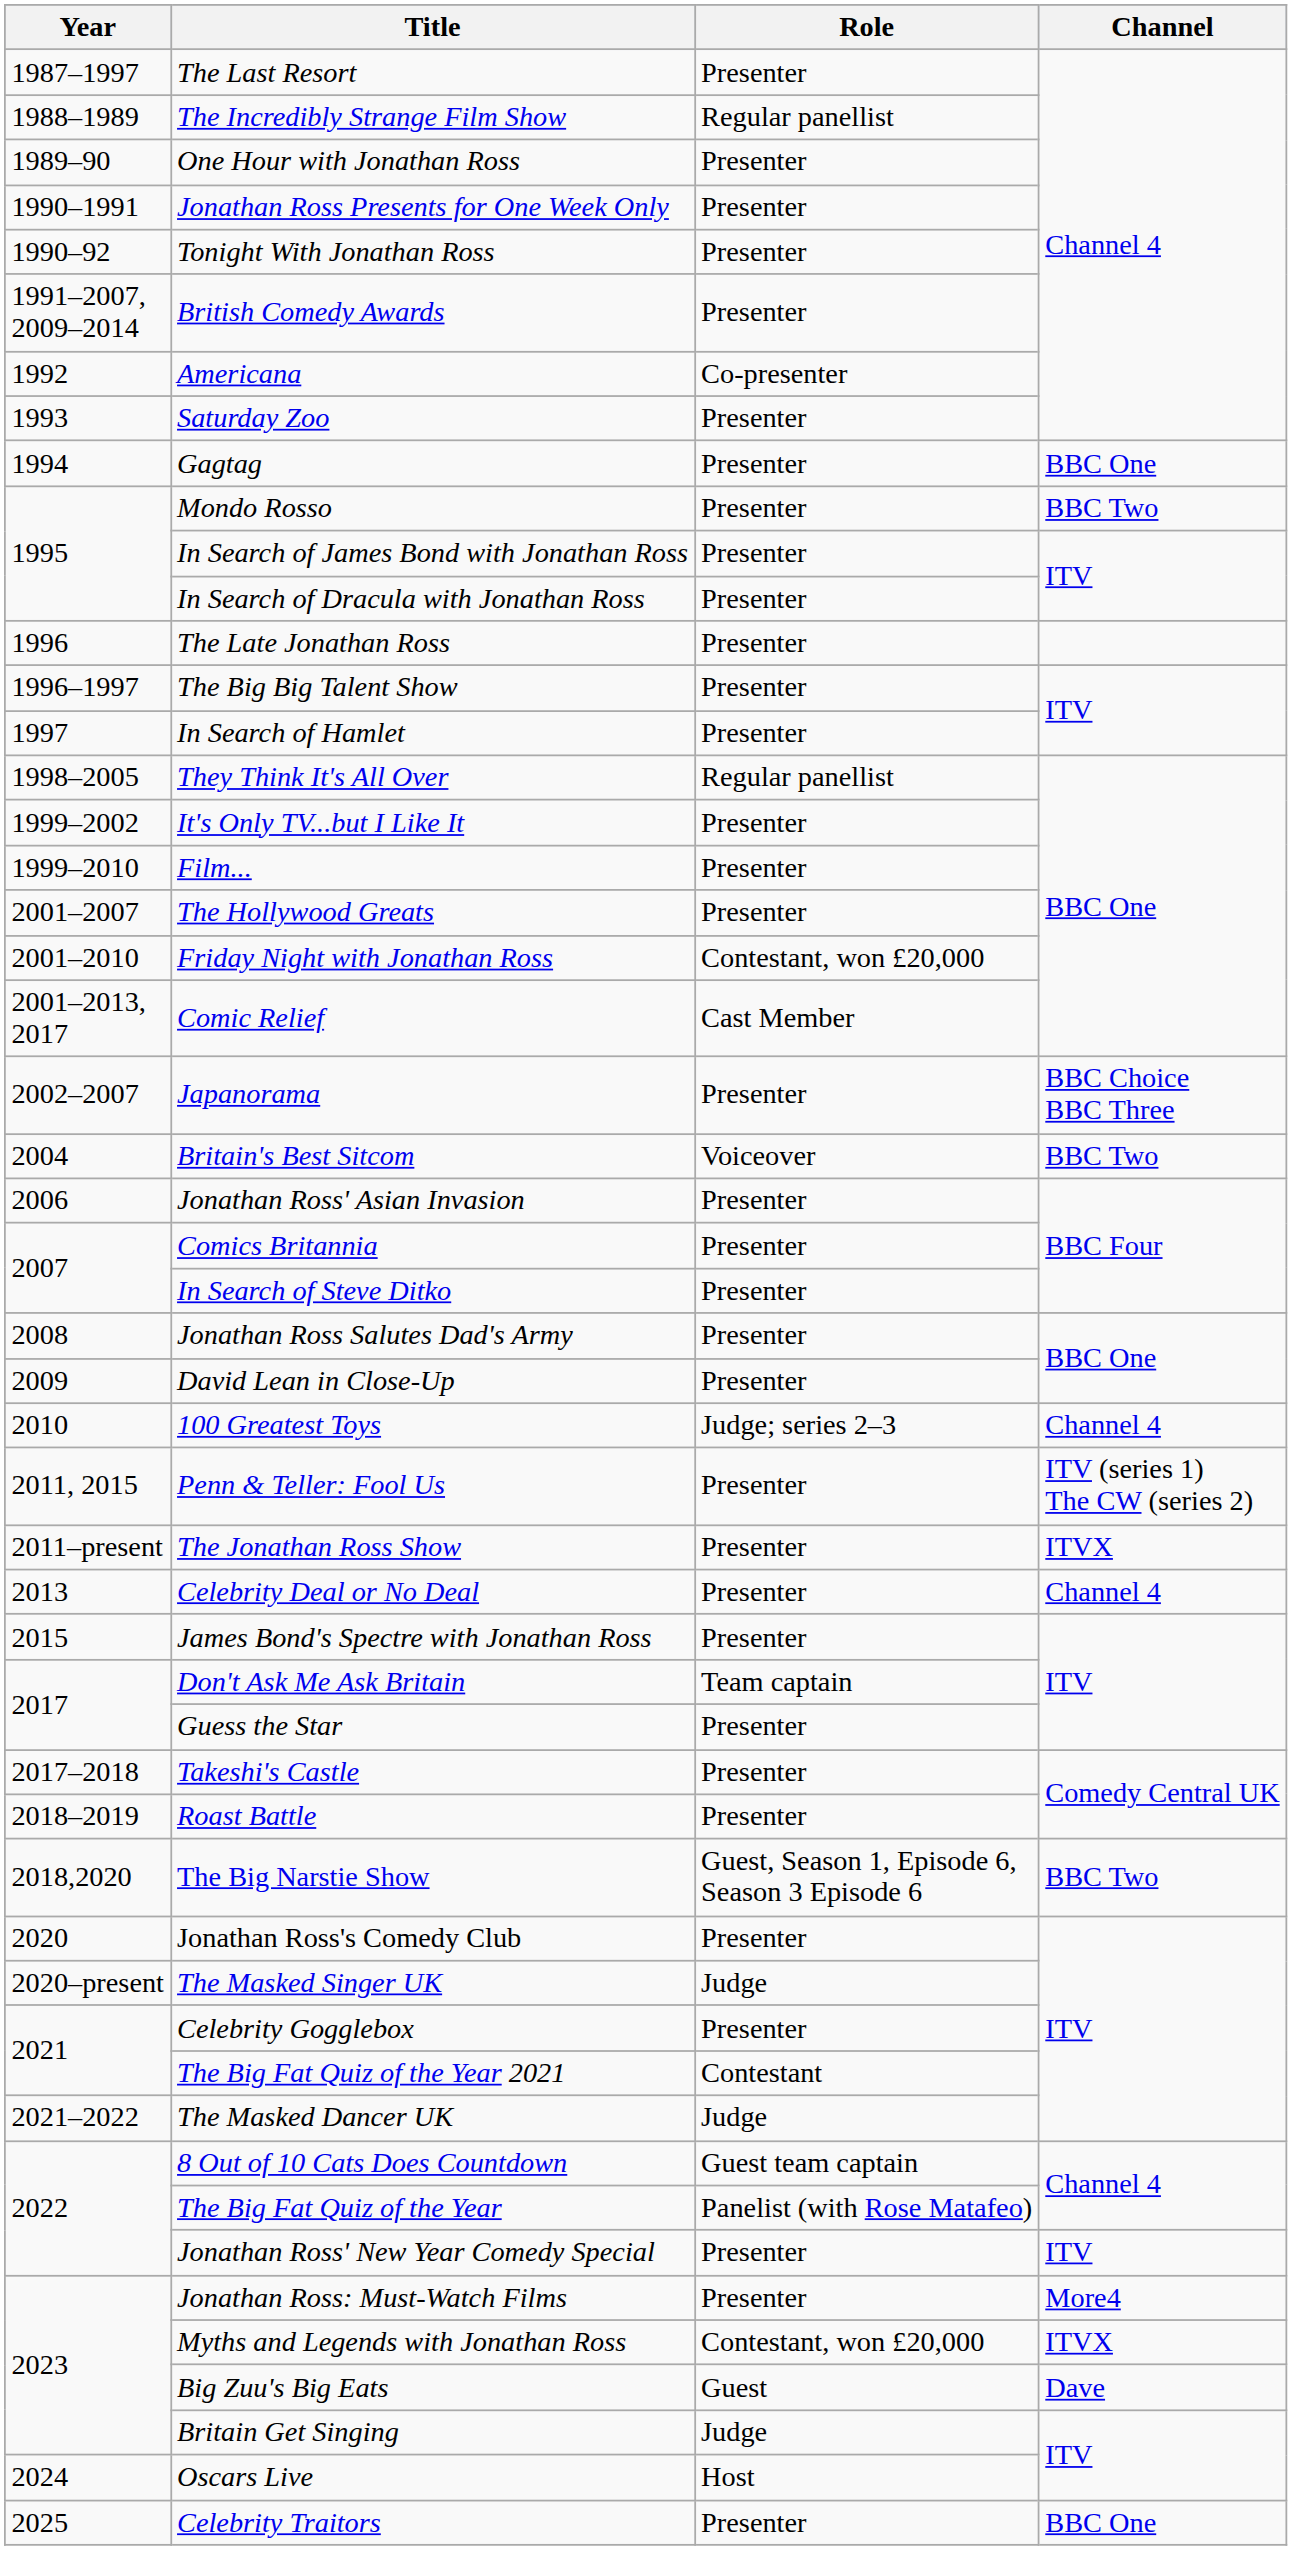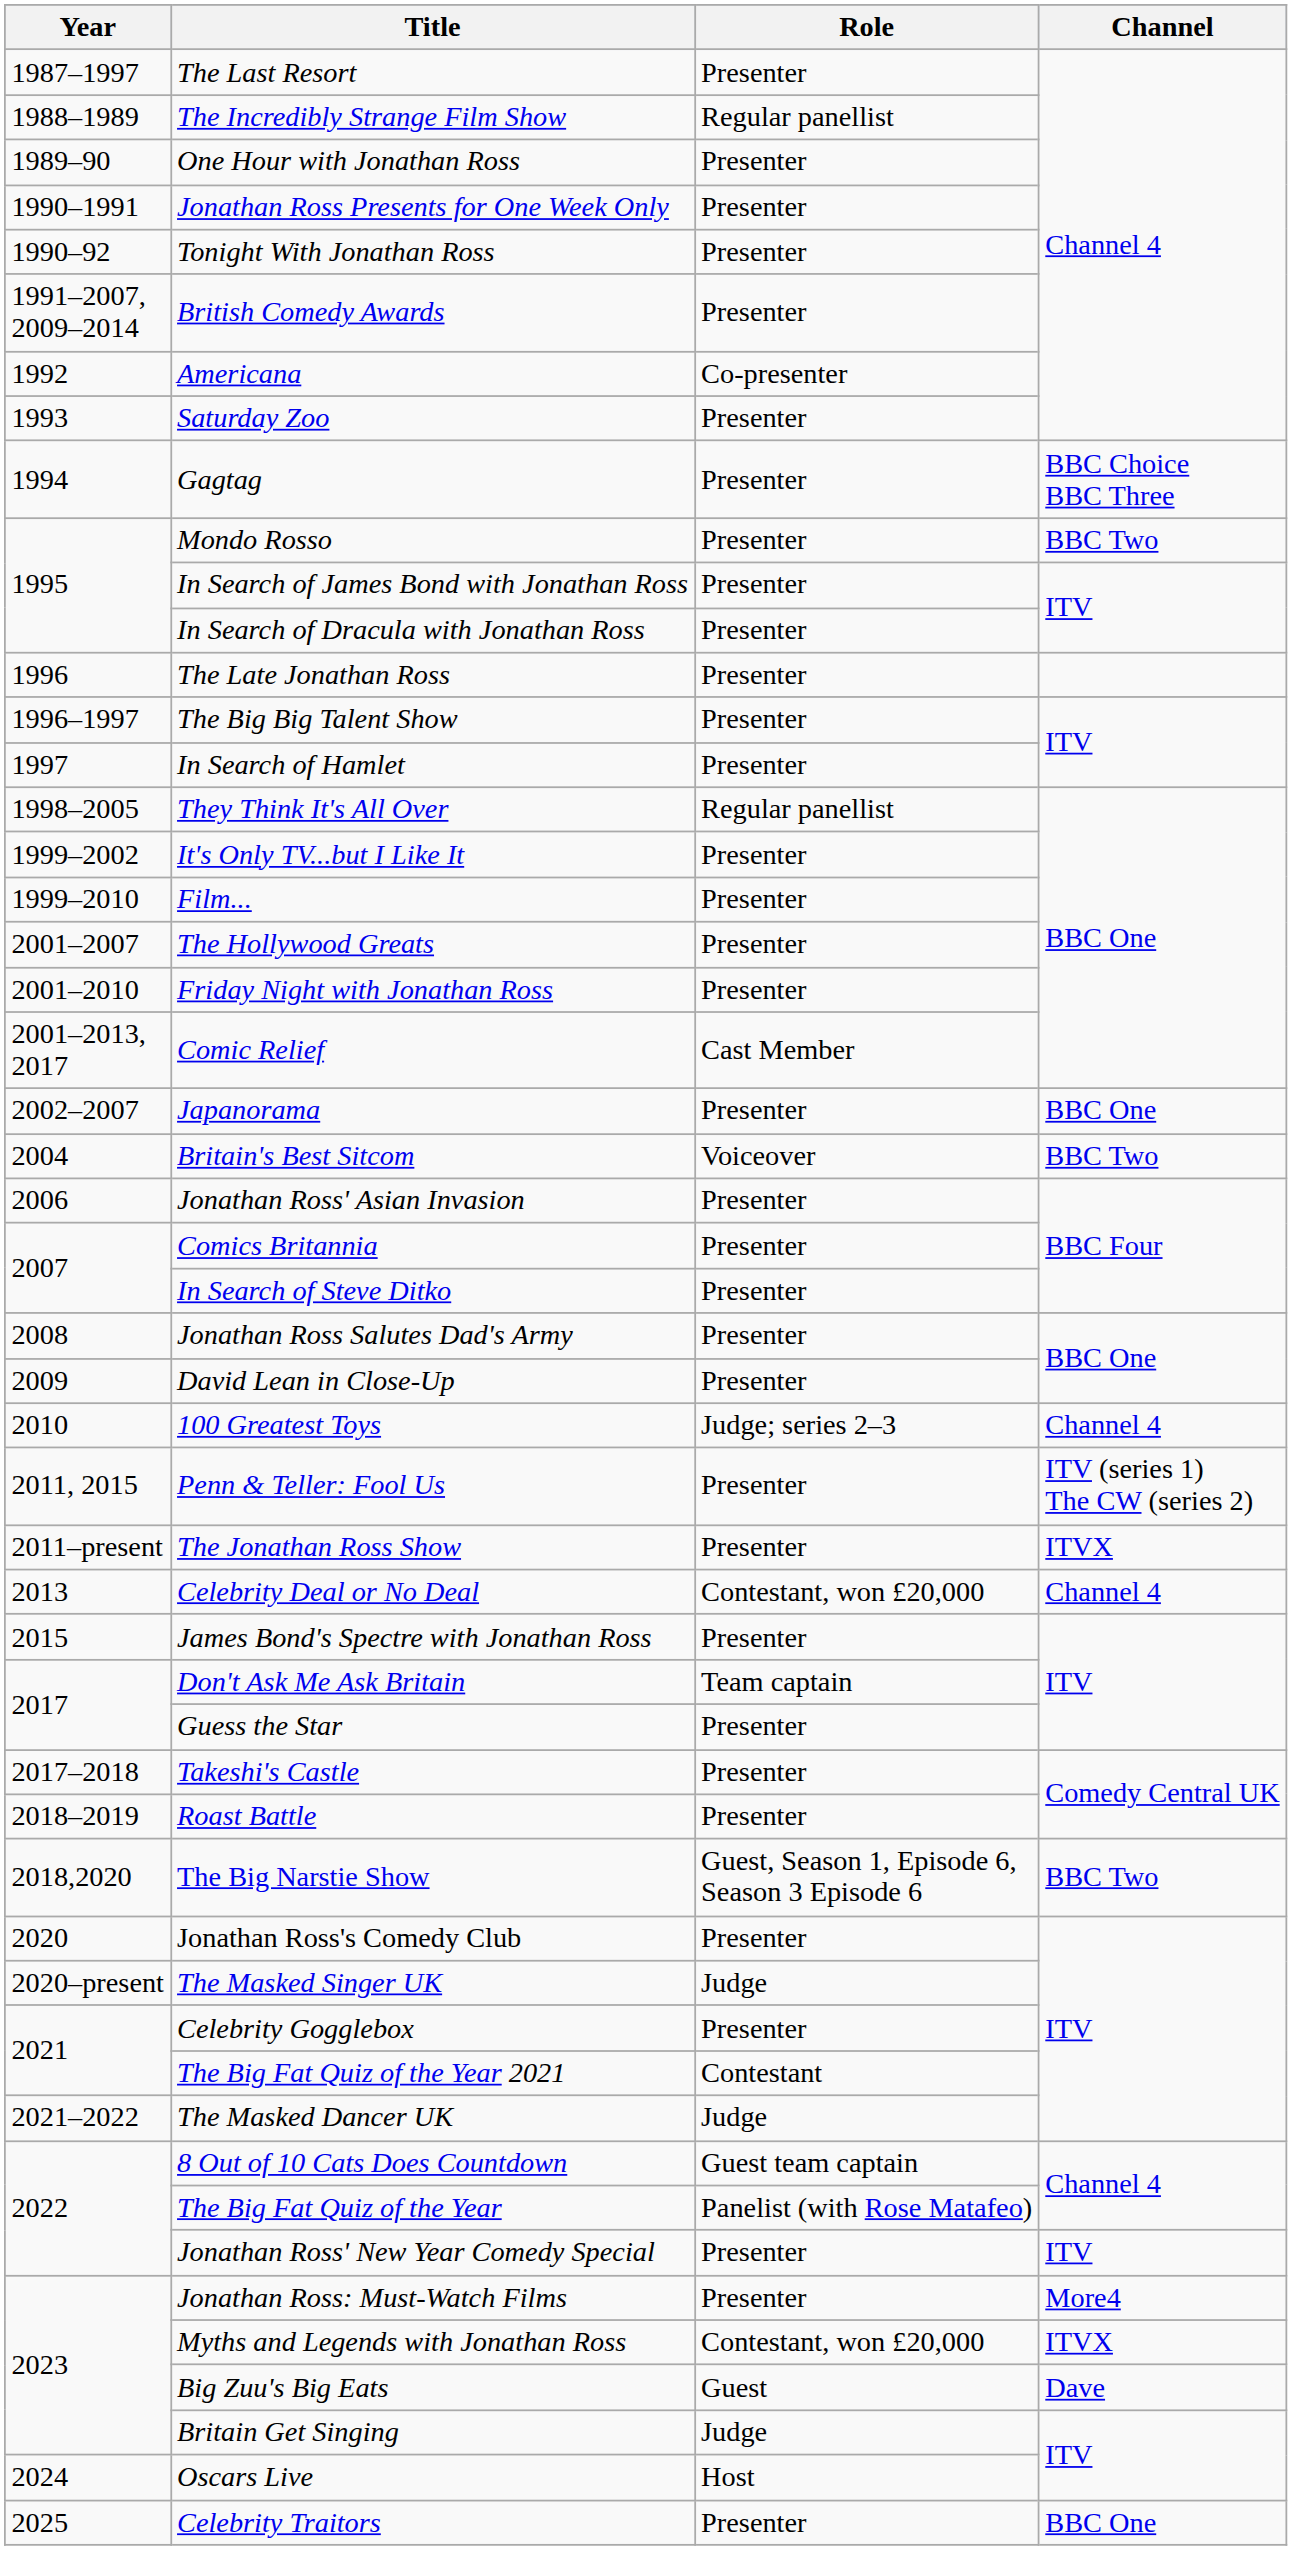(1101, 463) BBC One -> (1117, 478) BBC Choice BBC Three
(843, 957) Contestant, won £20,000 -> (754, 988) Presenter
(1117, 1094) BBC Choice BBC Three -> (1101, 1110) BBC One
(754, 1591) Presenter -> (843, 1591) Contestant, won £20,000
